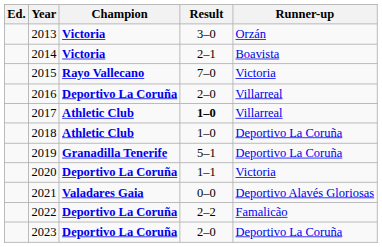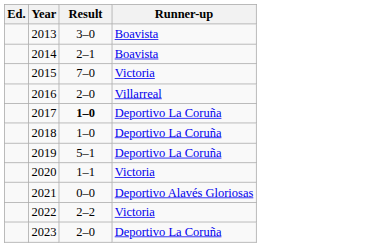- column: (120, 14)
(251, 34) Orzán -> (137, 34) Boavista
(259, 113) Villarreal -> (168, 113) Deportivo La Coruña
(262, 212) Famalicão -> (135, 212) Victoria
